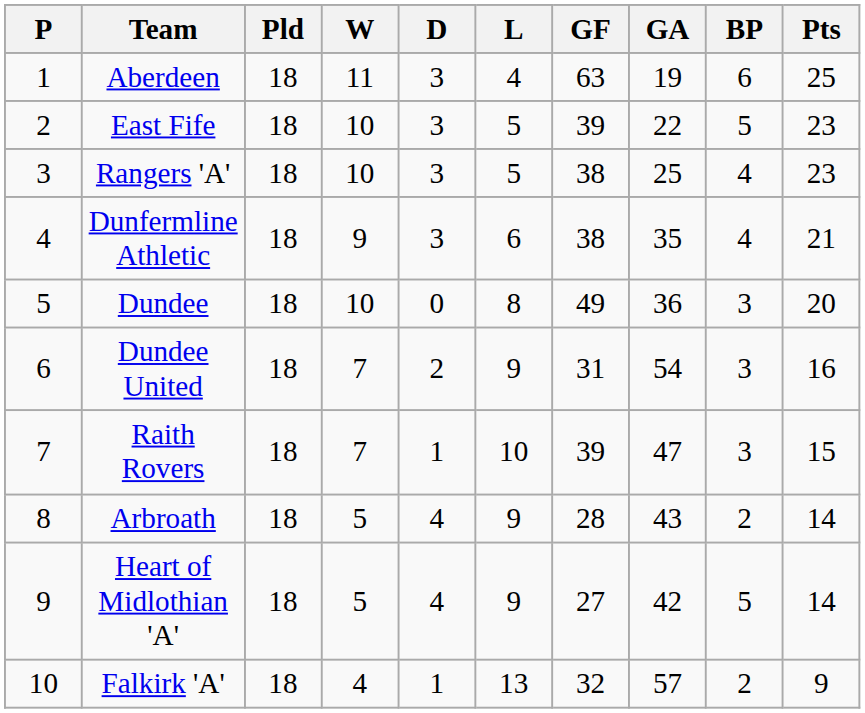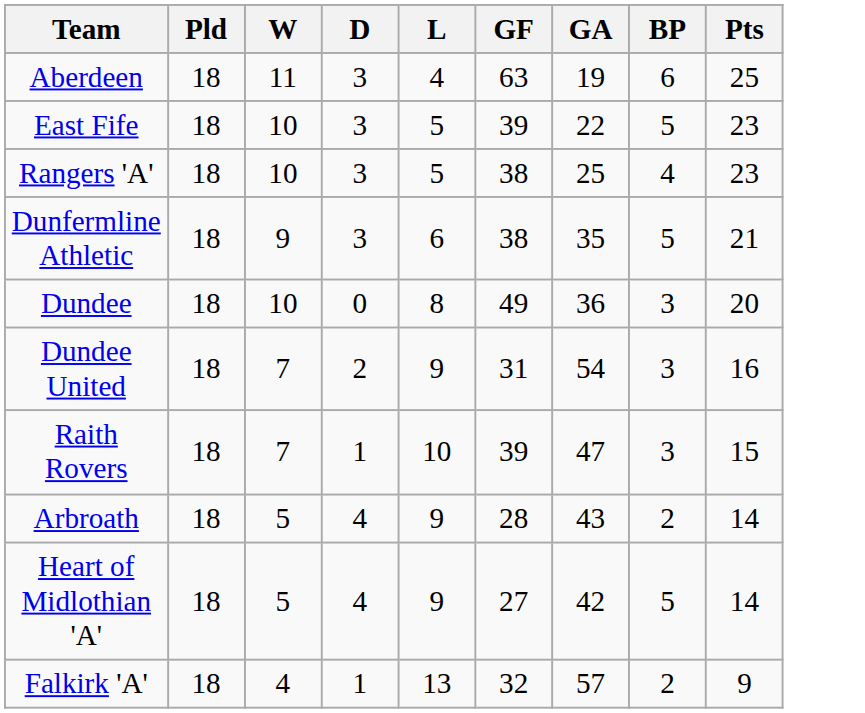- column: (43, 28)
(744, 238) 4 -> (668, 238) 5
